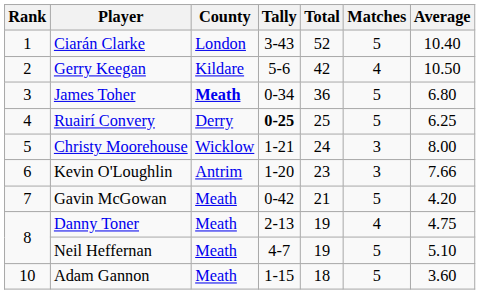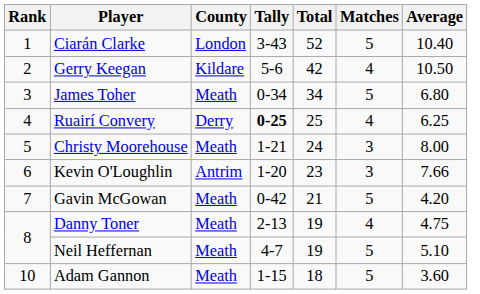(218, 95) bold -> (216, 95) normal
(322, 95) 36 -> (315, 95) 34
(377, 120) 5 -> (369, 120) 4
(225, 146) Wicklow -> (216, 146) Meath
